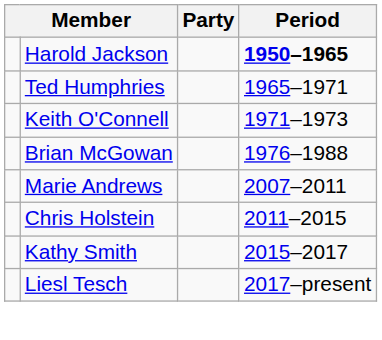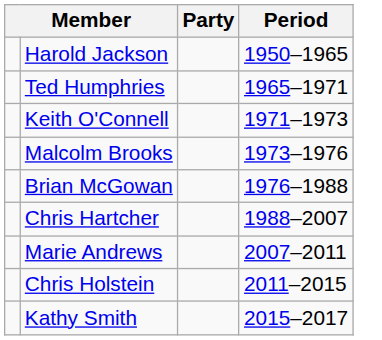(296, 53) bold -> (296, 53) normal
+ row: (99, 152)
+ row: (92, 218)
- row: (76, 284)
